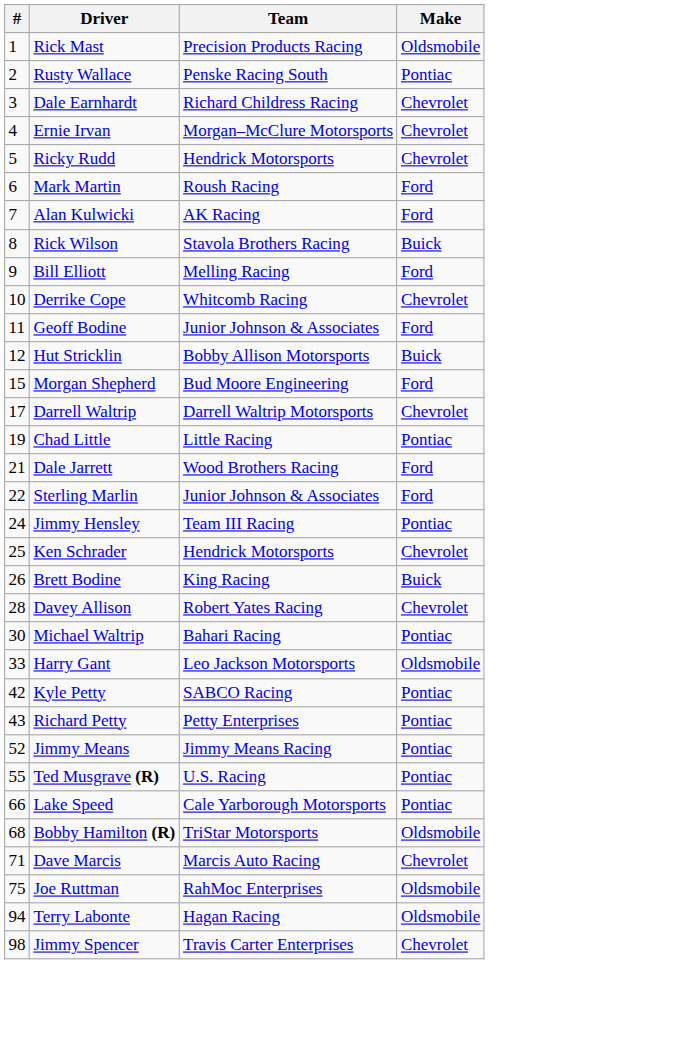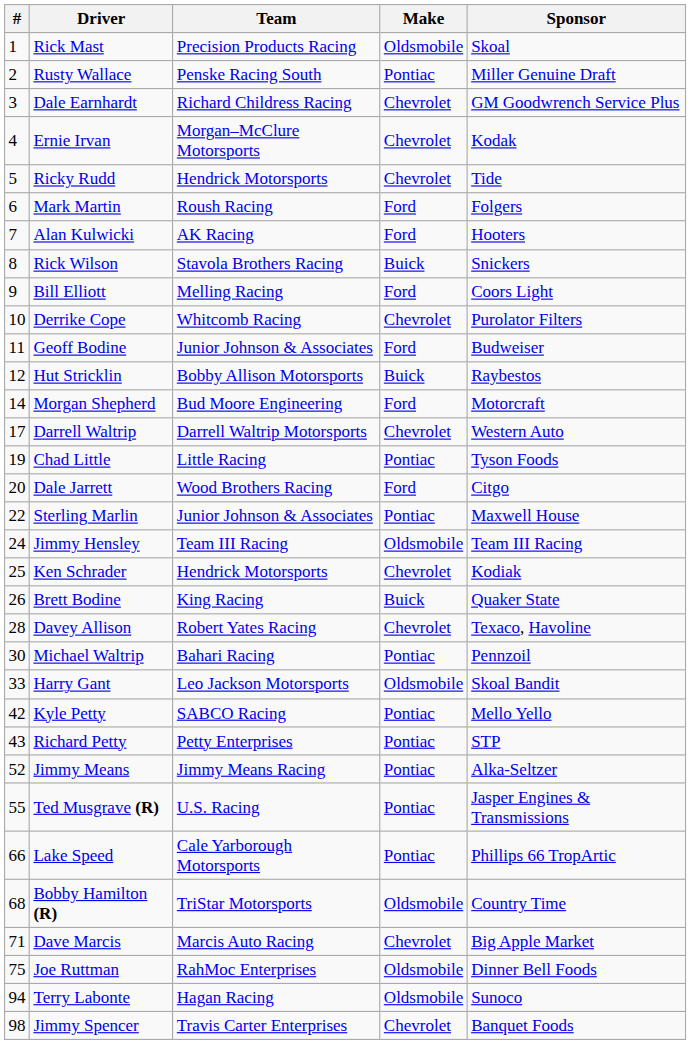+ column: (576, 18)
(17, 383) 15 -> (17, 403) 14
(17, 467) 21 -> (17, 488) 20
(417, 495) Ford -> (409, 516) Pontiac
(426, 523) Pontiac -> (424, 544) Oldsmobile
